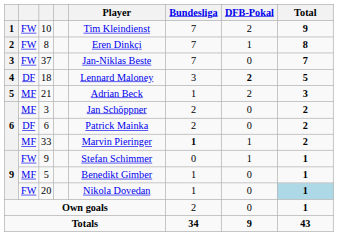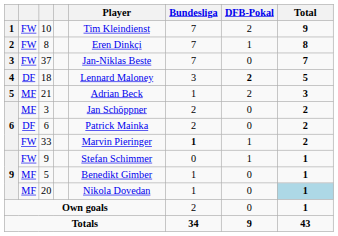(29, 142) MF -> (29, 142) FW
(29, 191) FW -> (29, 191) MF
